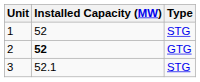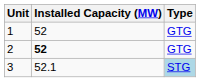(179, 31) STG -> (179, 31) GTG
(179, 67) no background -> (179, 67) lightblue background
